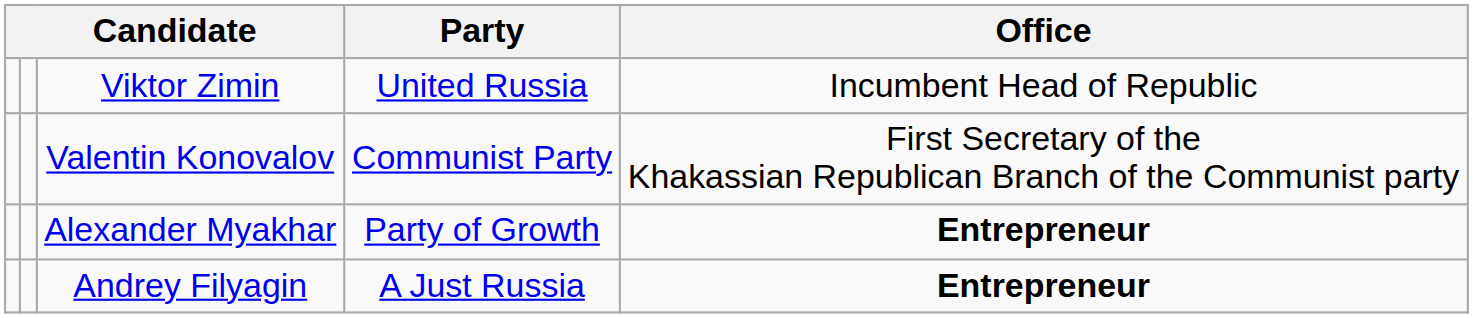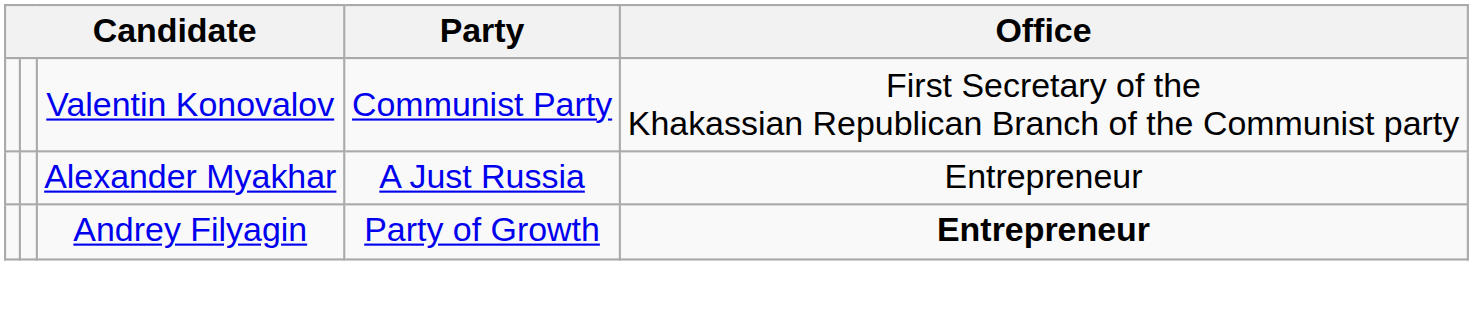- row: (190, 85)
(482, 230) Party of Growth -> (482, 177) A Just Russia
(1043, 230) bold -> (1044, 177) normal
(482, 284) A Just Russia -> (482, 230) Party of Growth
